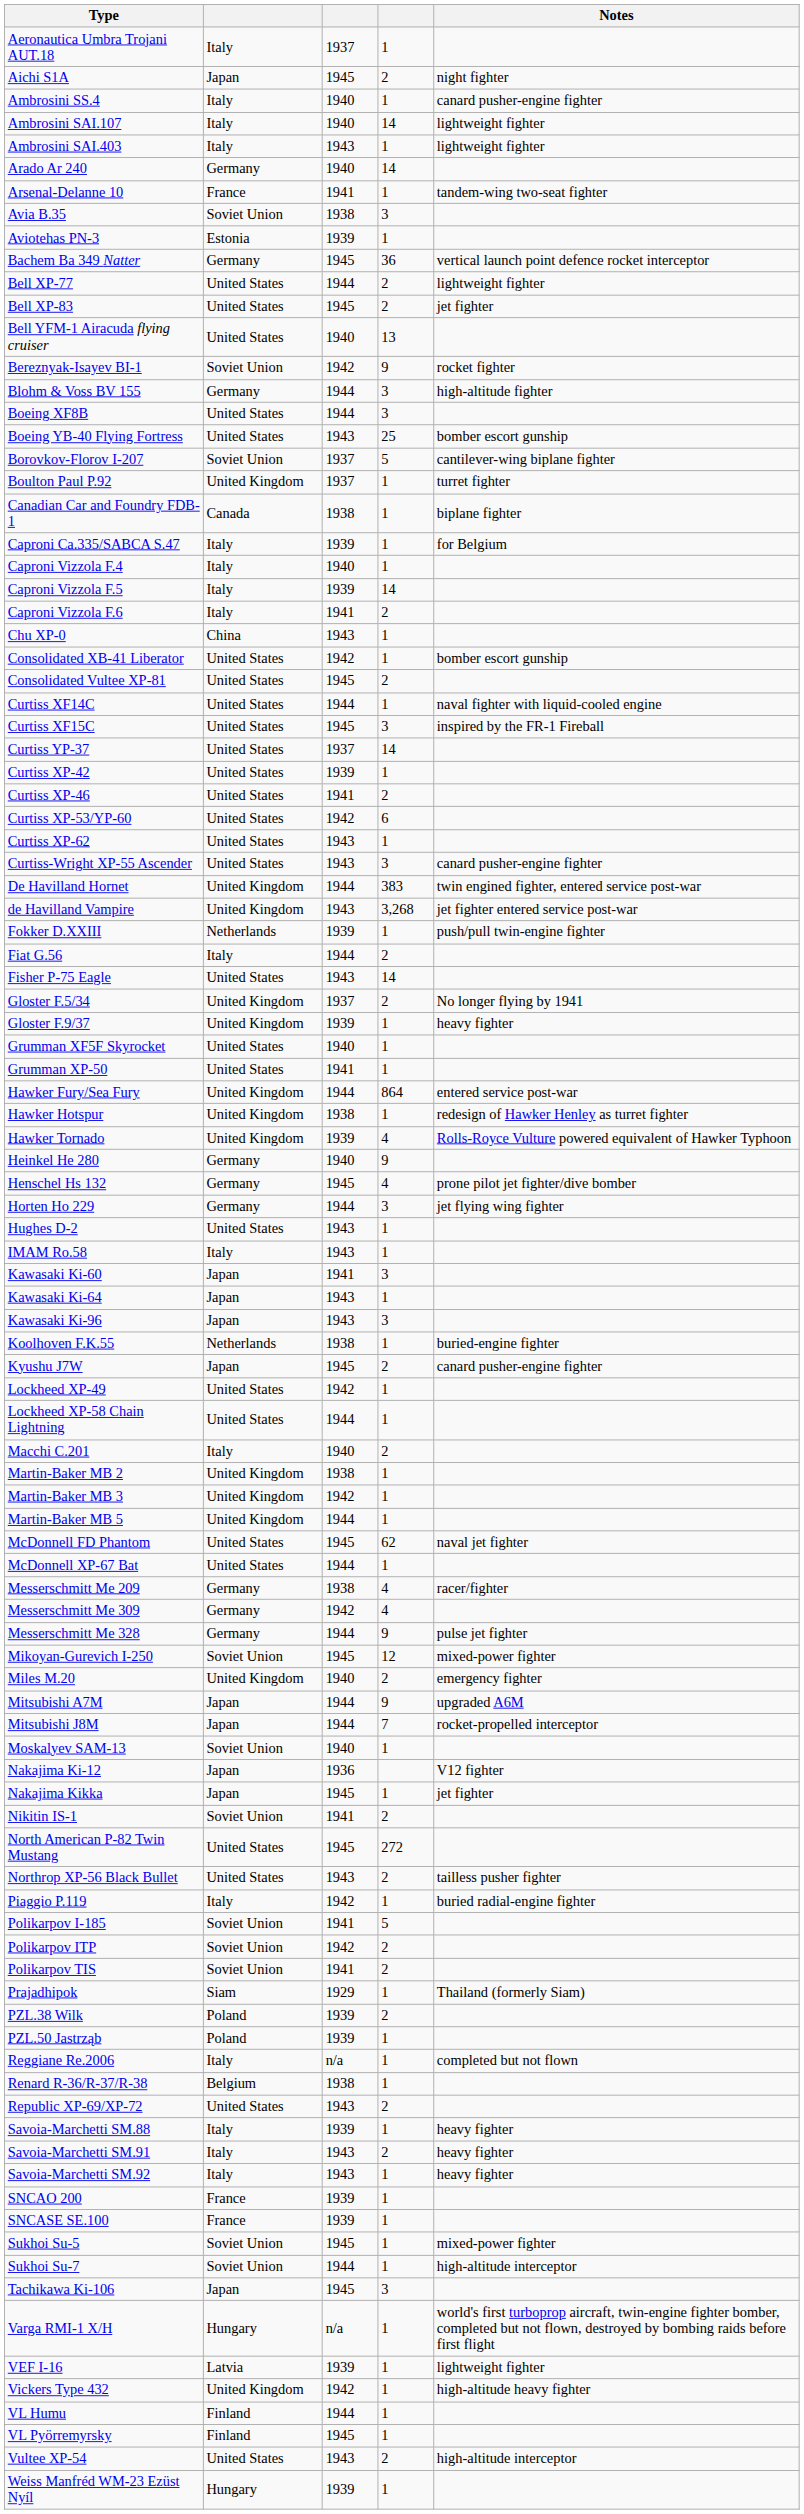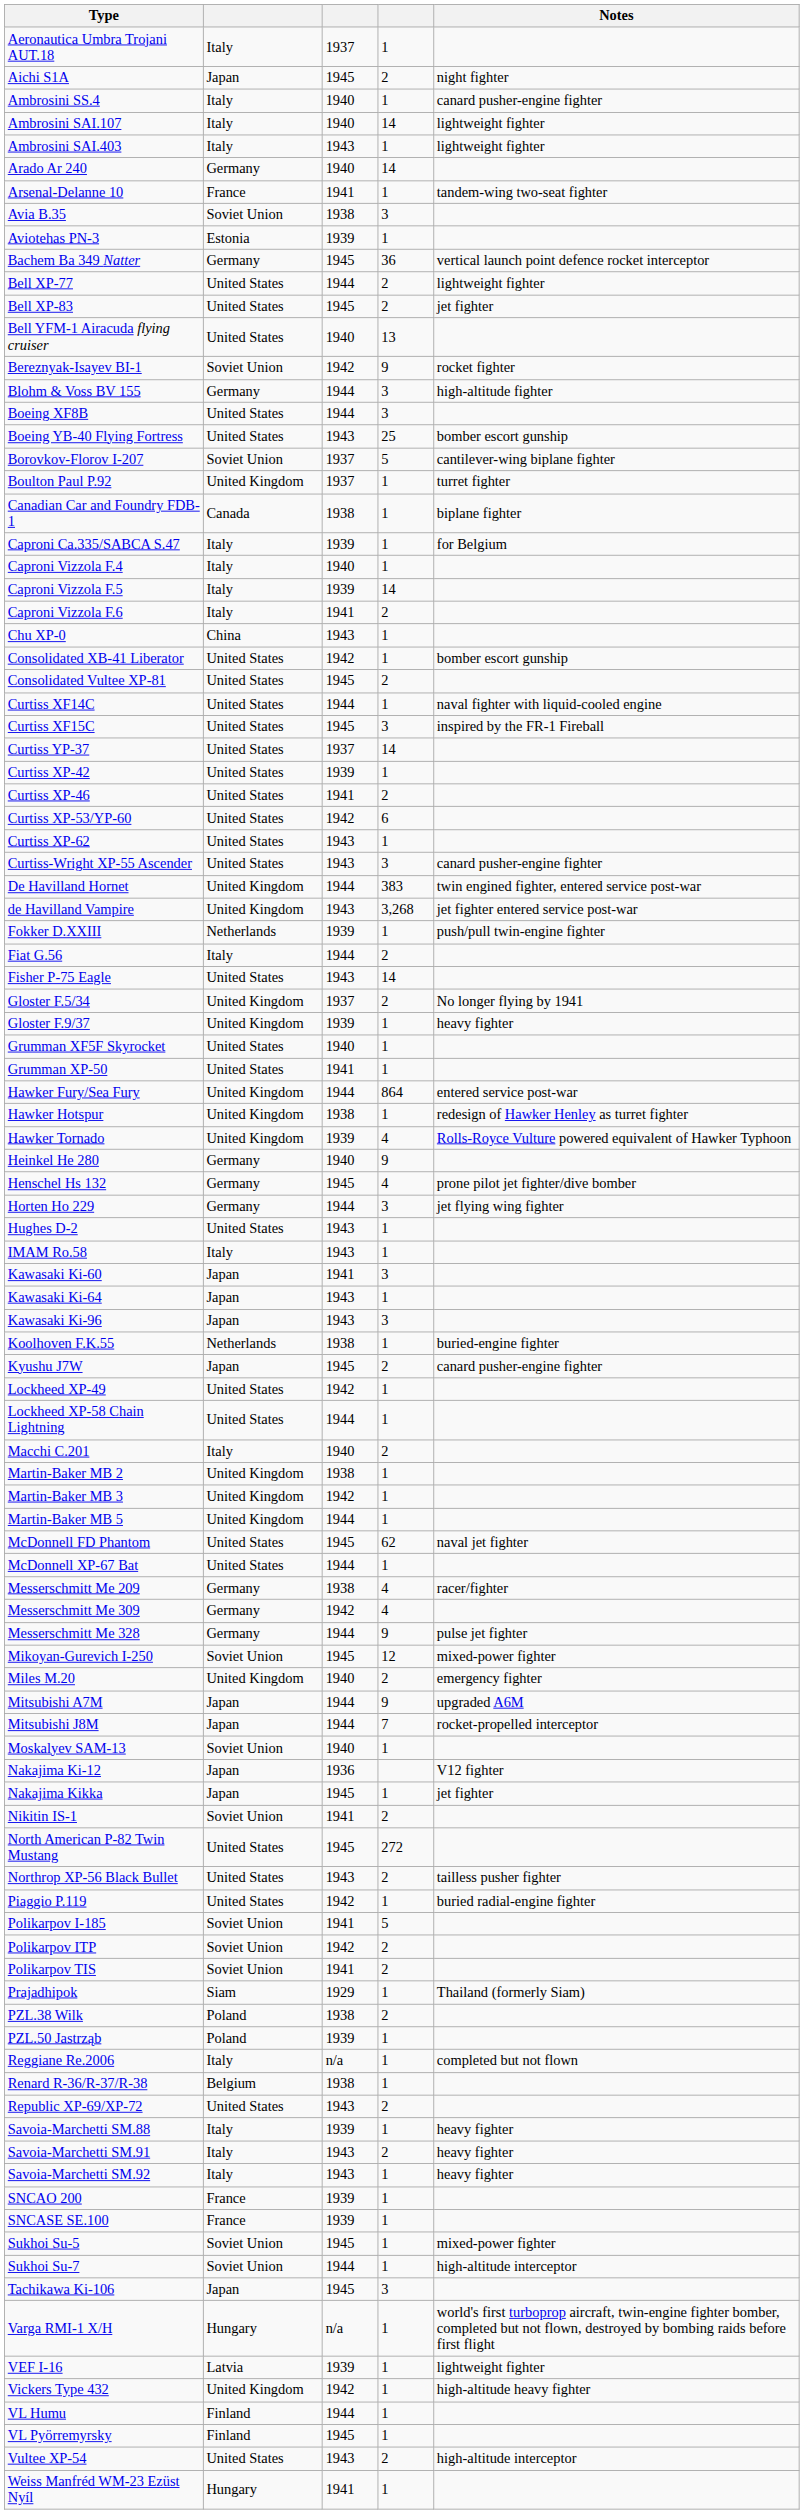(220, 1901) Italy -> (245, 1901) United States
(340, 2015) 1939 -> (340, 2015) 1938
(340, 2489) 1939 -> (340, 2489) 1941
